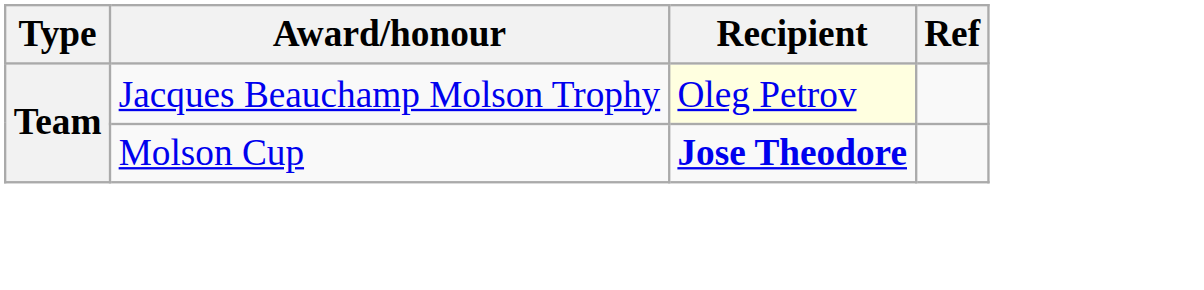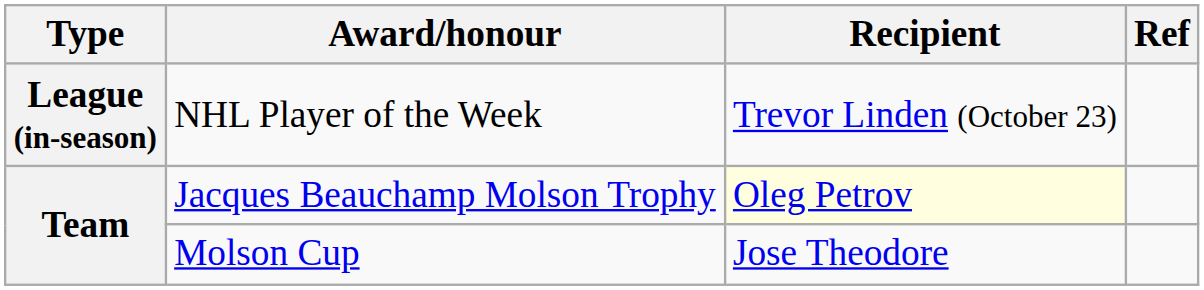+ row: (358, 114)
(792, 152) bold -> (841, 253) normal
